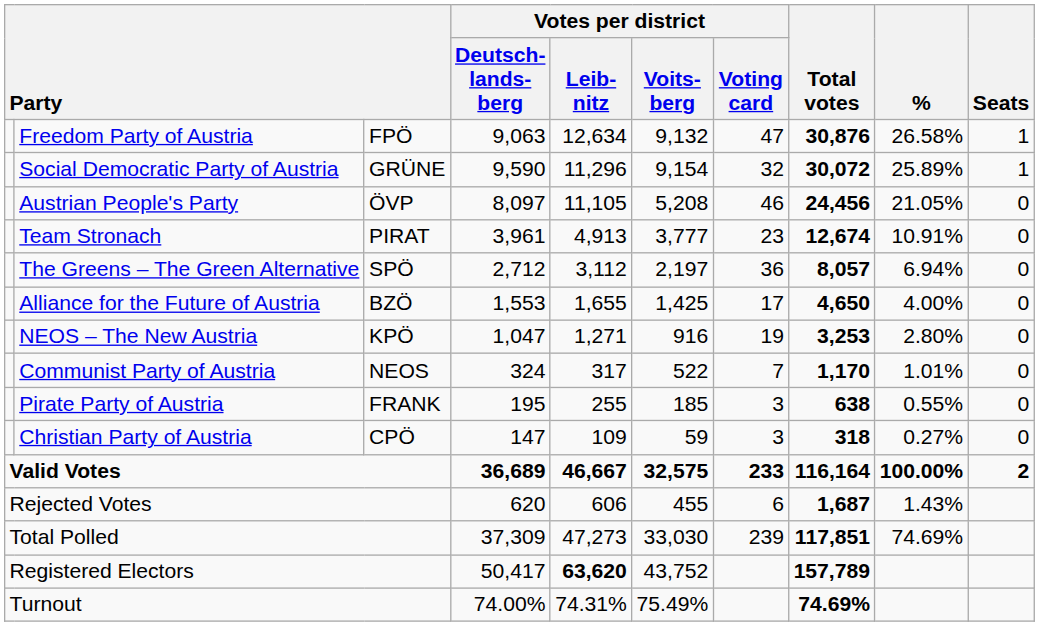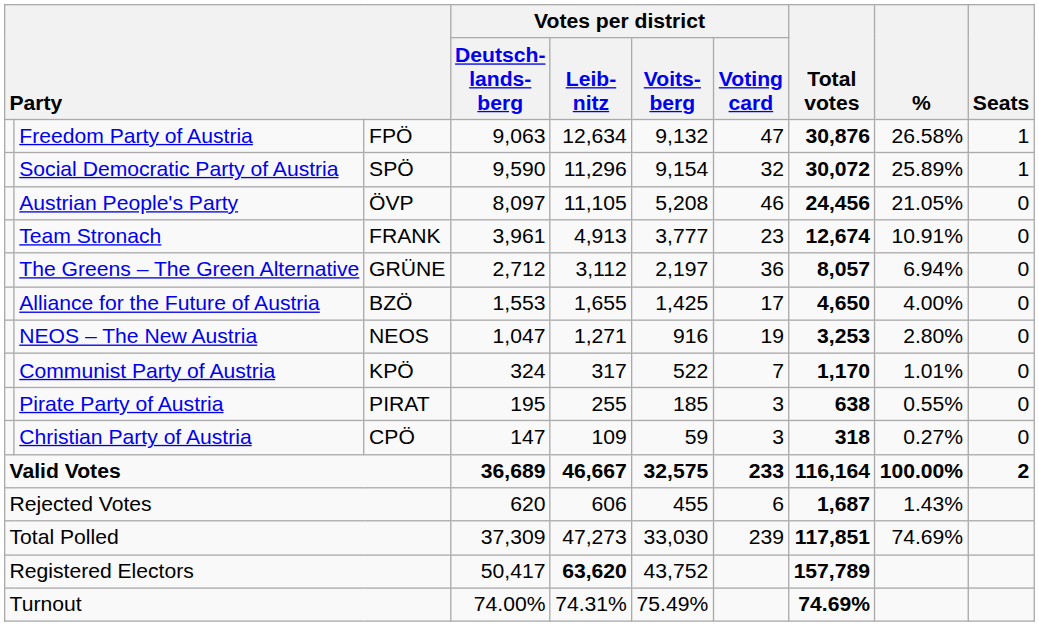(407, 169) GRÜNE -> (391, 169) SPÖ
(399, 236) PIRAT -> (405, 236) FRANK
(391, 269) SPÖ -> (407, 269) GRÜNE
(391, 336) KPÖ -> (399, 336) NEOS
(399, 370) NEOS -> (391, 370) KPÖ
(405, 403) FRANK -> (399, 403) PIRAT
